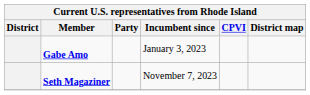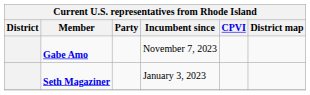(174, 49) January 3, 2023 -> (180, 49) November 7, 2023
(180, 76) November 7, 2023 -> (174, 76) January 3, 2023
